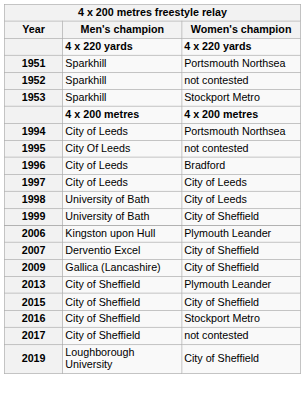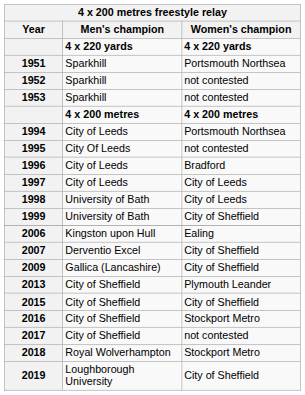(222, 98) Stockport Metro -> (216, 98) not contested
(228, 234) Plymouth Leander -> (199, 234) Ealing
+ row: (34, 353)
